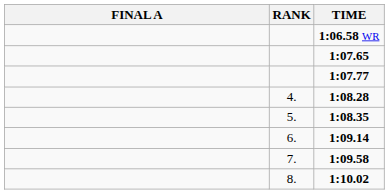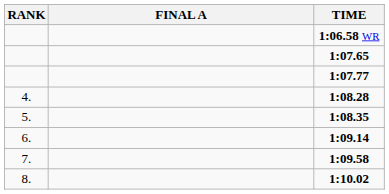columns swapped: (292, 14) <-> (137, 14)
